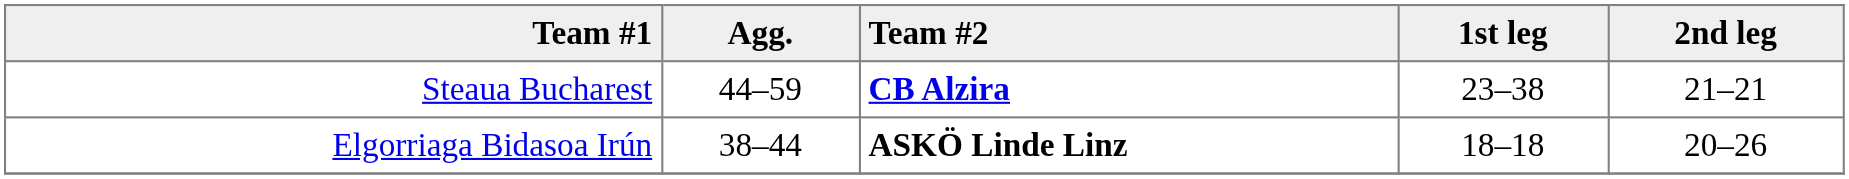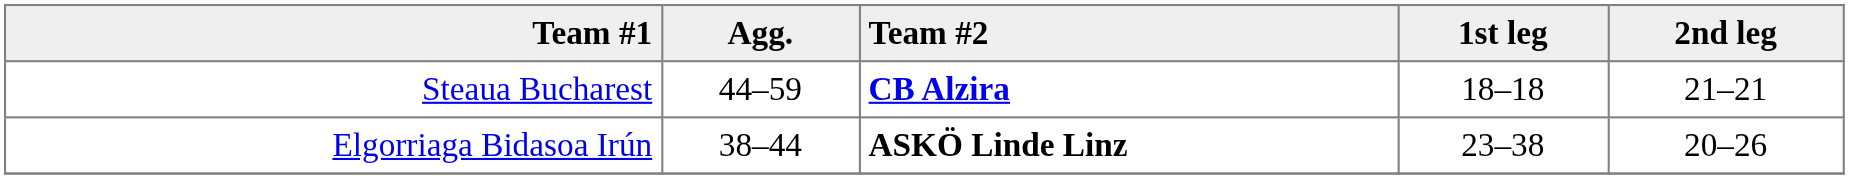(1503, 88) 23–38 -> (1503, 88) 18–18
(1503, 144) 18–18 -> (1503, 144) 23–38
